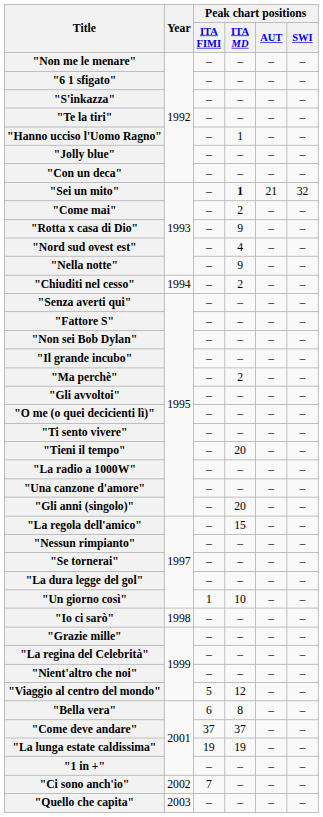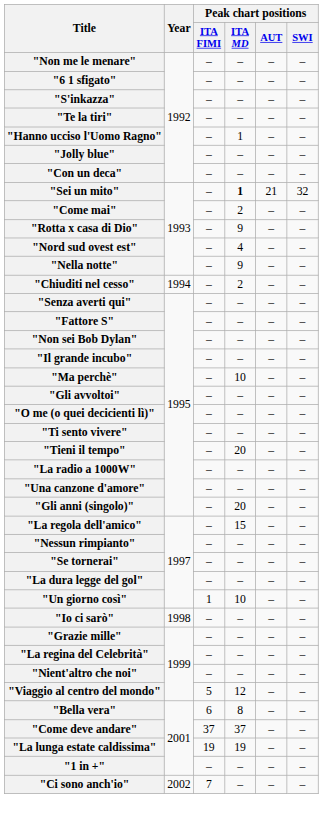(240, 376) 2 -> (240, 376) 10
- row: (84, 802)
